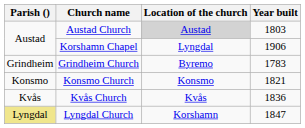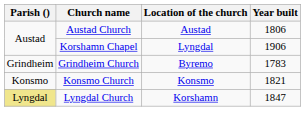(196, 30) lightgrey background -> (196, 30) no background
(275, 30) 1803 -> (275, 30) 1806
- row: (99, 98)
